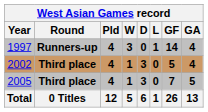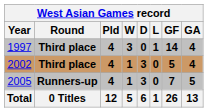(67, 47) Runners-up -> (67, 47) Third place
(67, 82) Third place -> (67, 82) Runners-up
